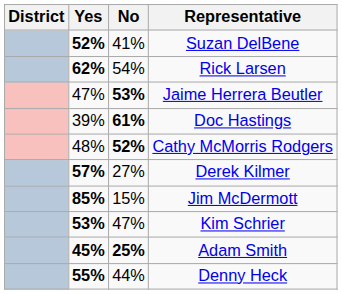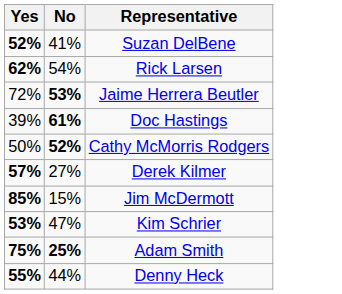- column: (36, 17)
(88, 95) 47% -> (25, 95) 72%
(88, 146) 48% -> (25, 146) 50%
(88, 250) 45% -> (25, 250) 75%
